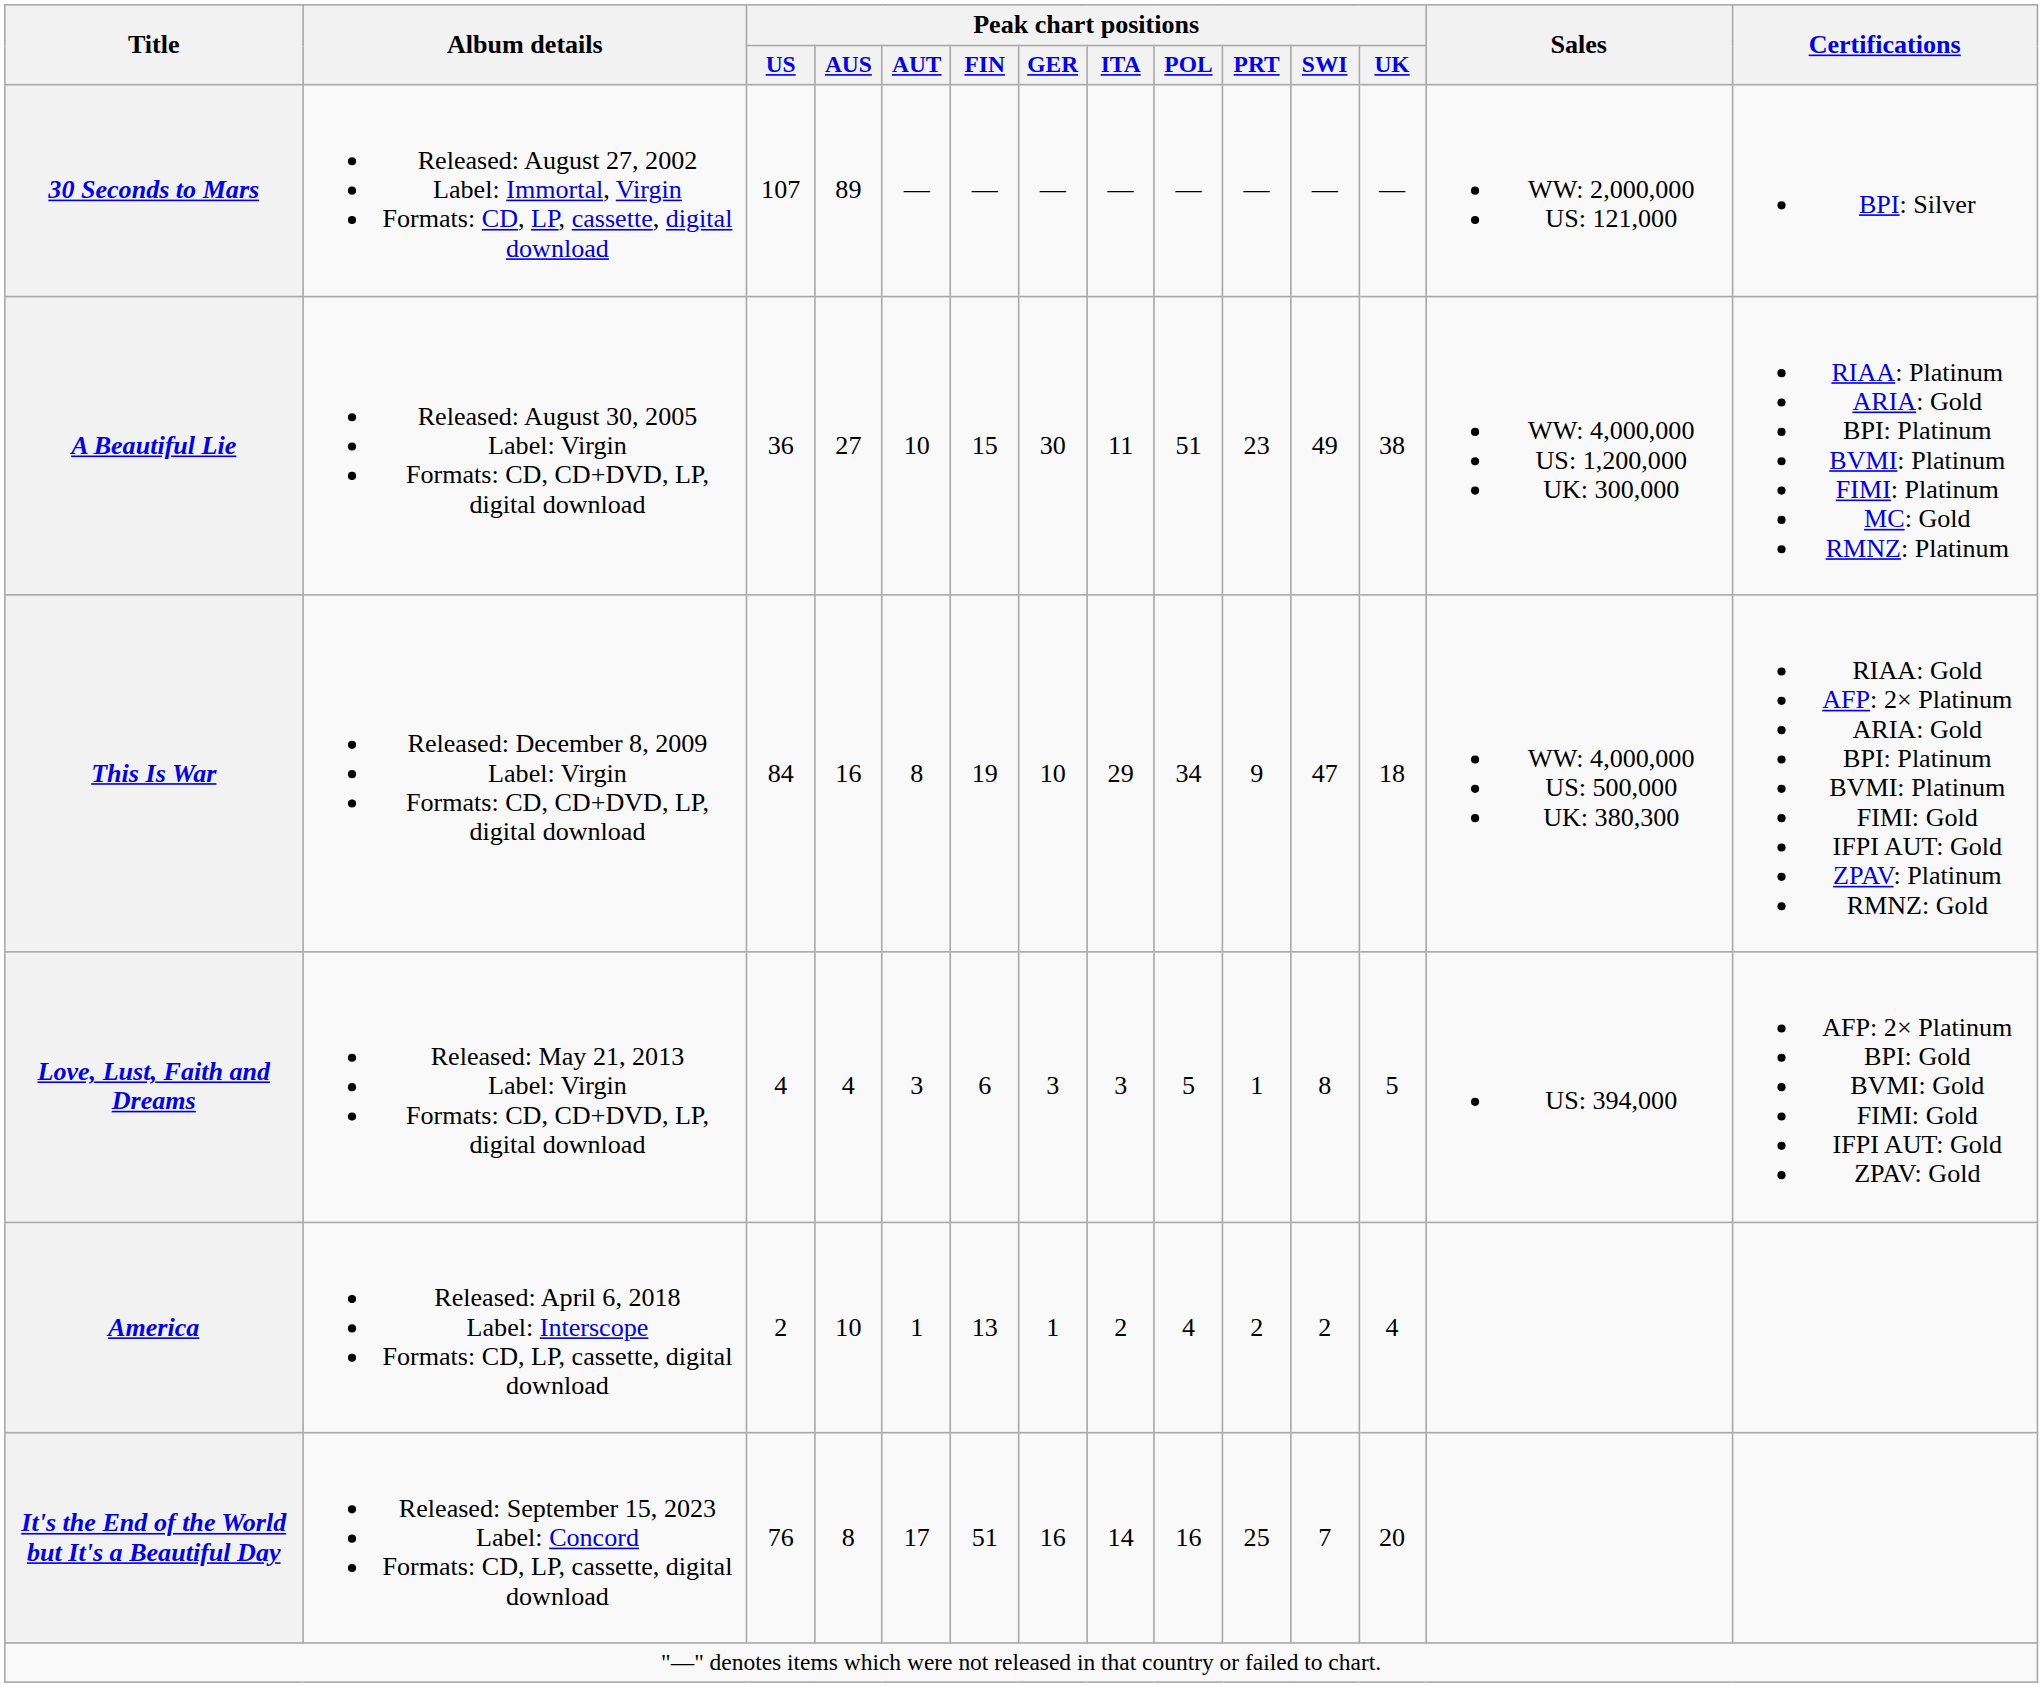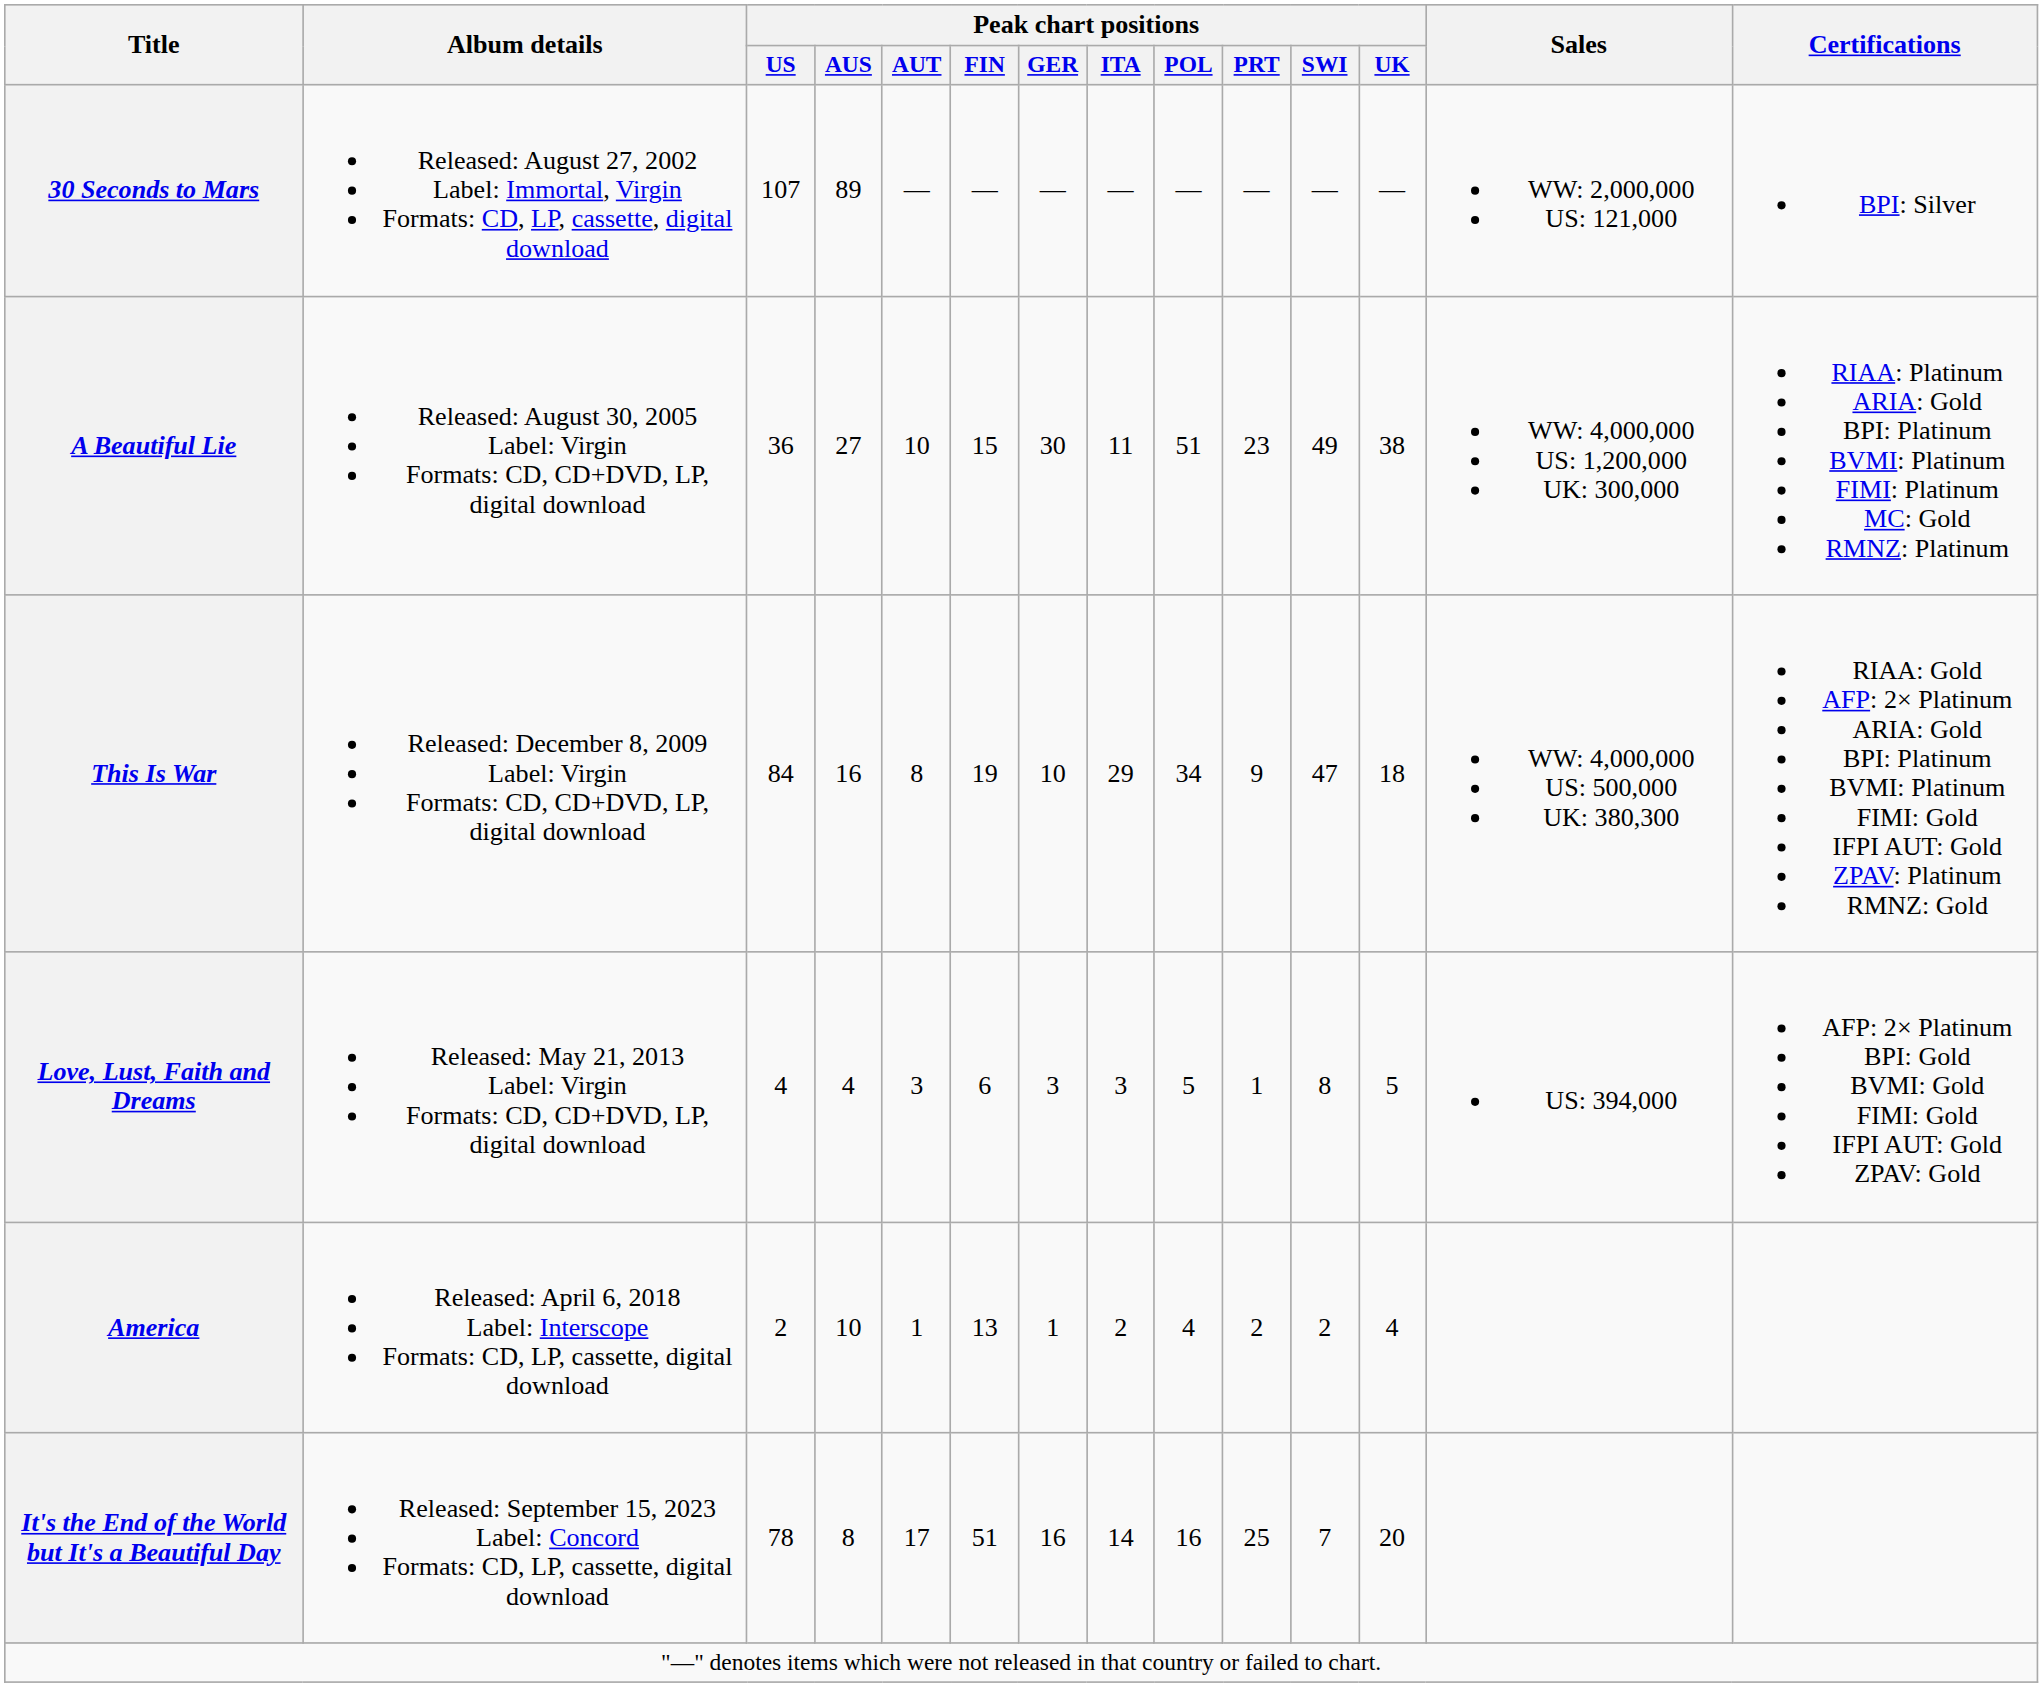(781, 1537) 76 -> (781, 1537) 78
